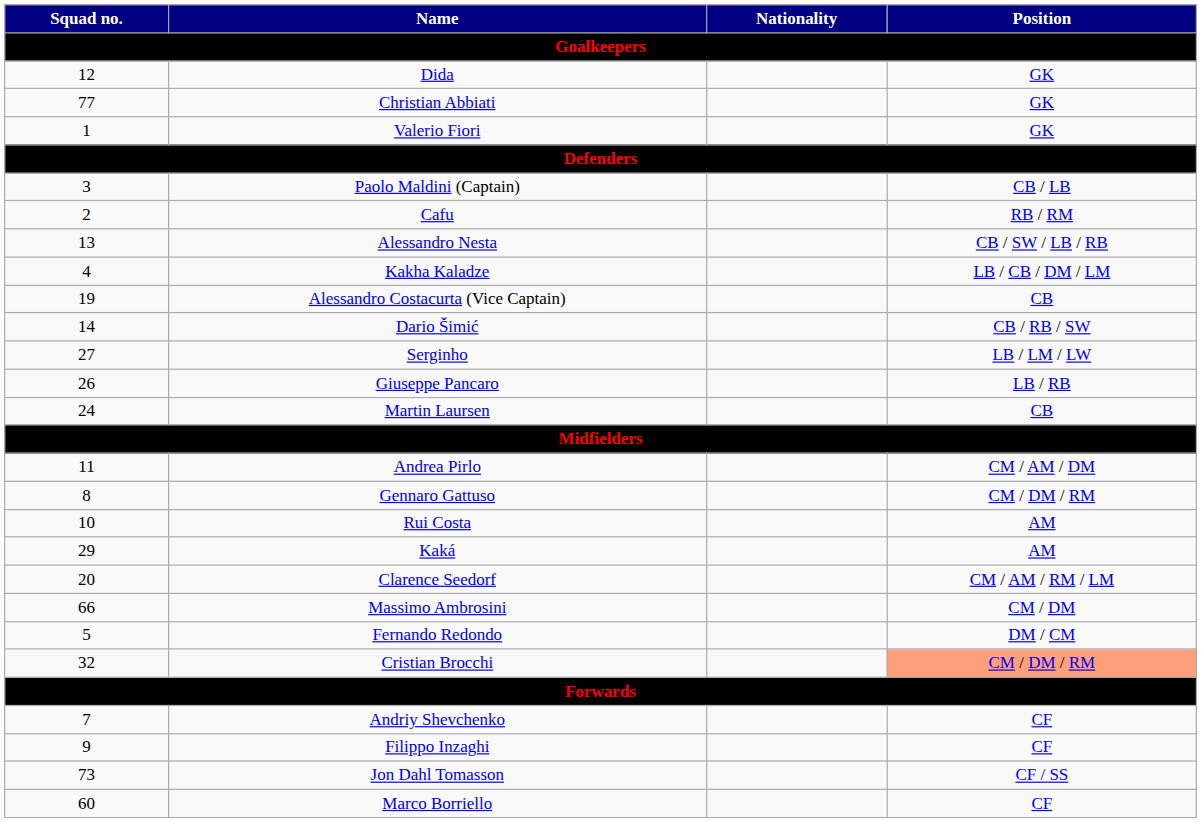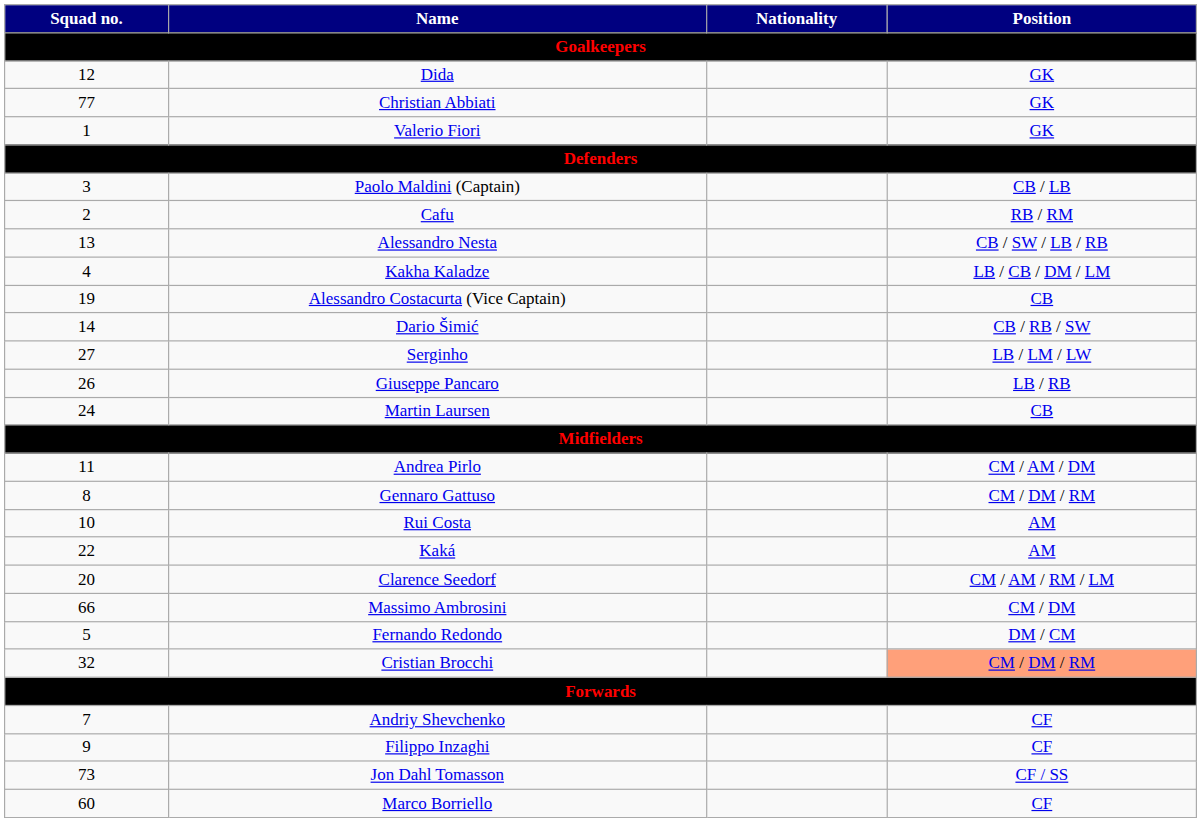(86, 551) 29 -> (86, 551) 22
